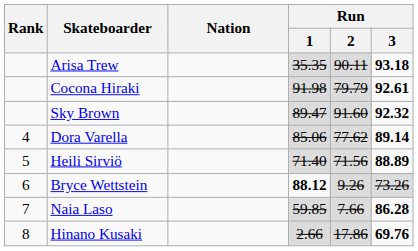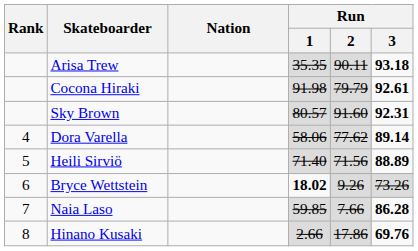(310, 112) 89.47 -> (310, 112) 80.57
(392, 112) 92.32 -> (392, 112) 92.31
(310, 137) 85.06 -> (310, 137) 58.06
(310, 185) 88.12 -> (310, 185) 18.02
